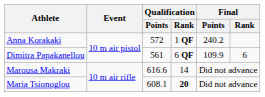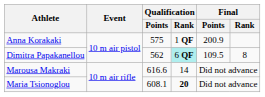(157, 40) 572 -> (157, 40) 575
(213, 40) 240.2 -> (213, 40) 200.9
(157, 55) 561 -> (157, 55) 562
(184, 55) no background -> (184, 55) paleturquoise background
(213, 55) 109.9 -> (213, 55) 109.5
(245, 55) 6 -> (245, 55) 8
